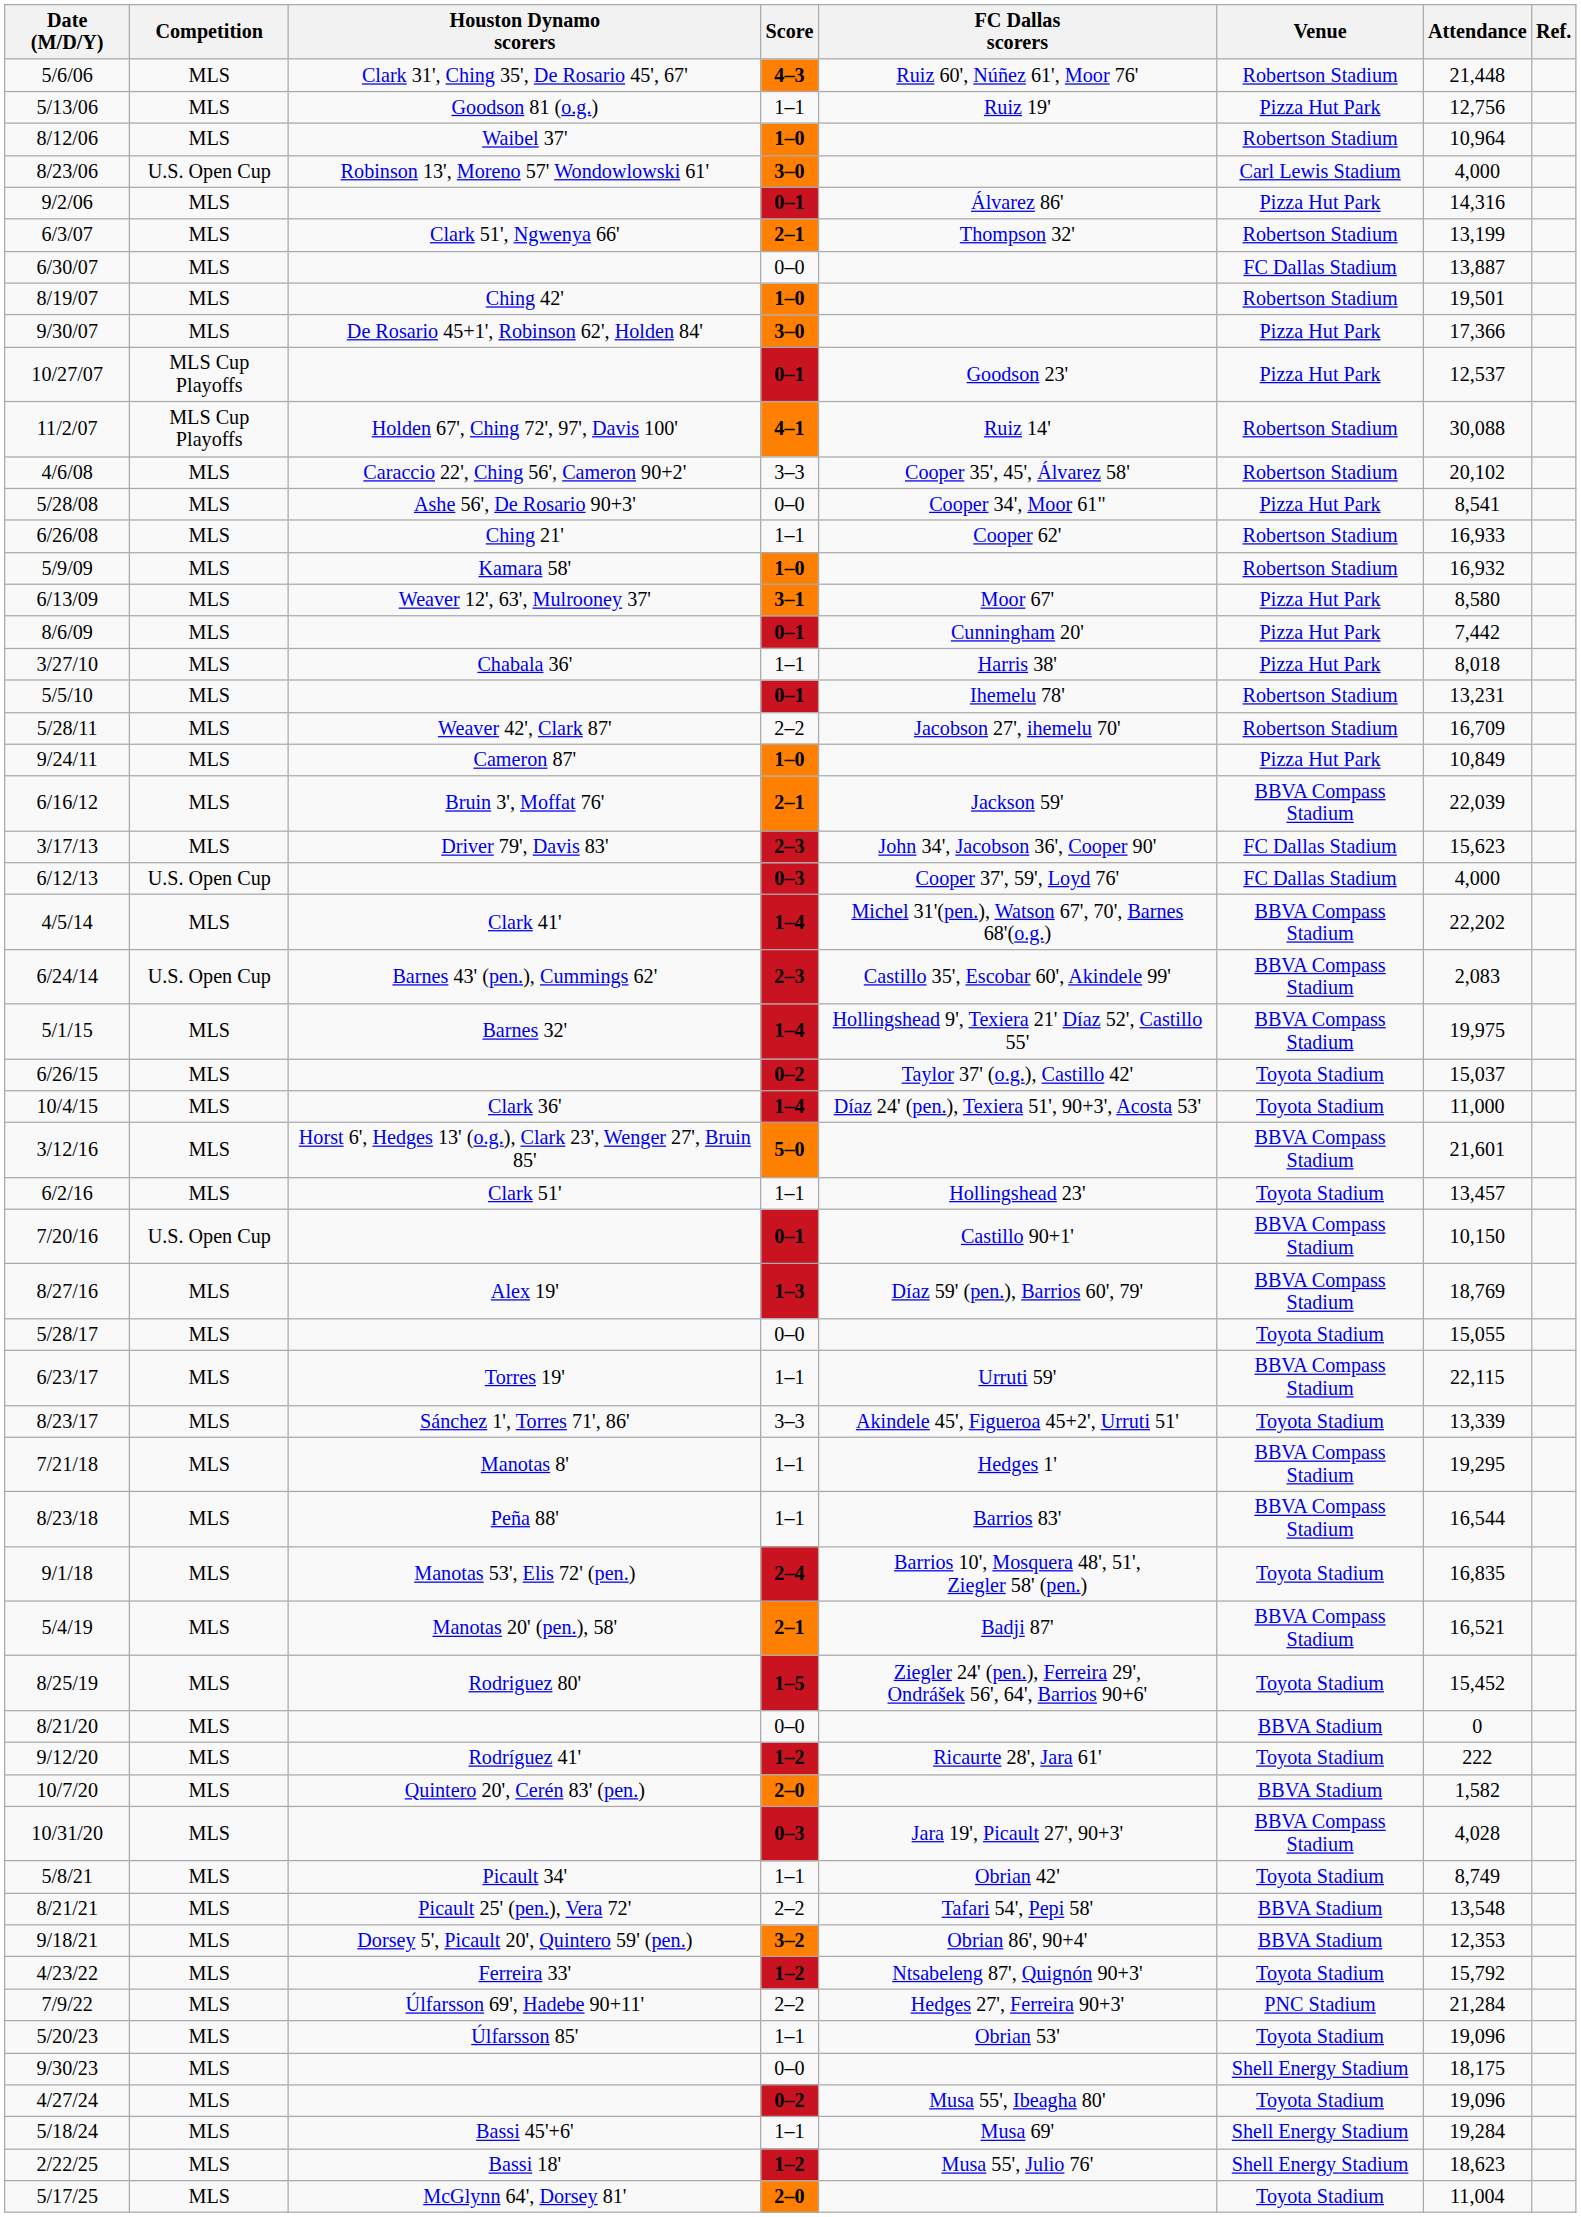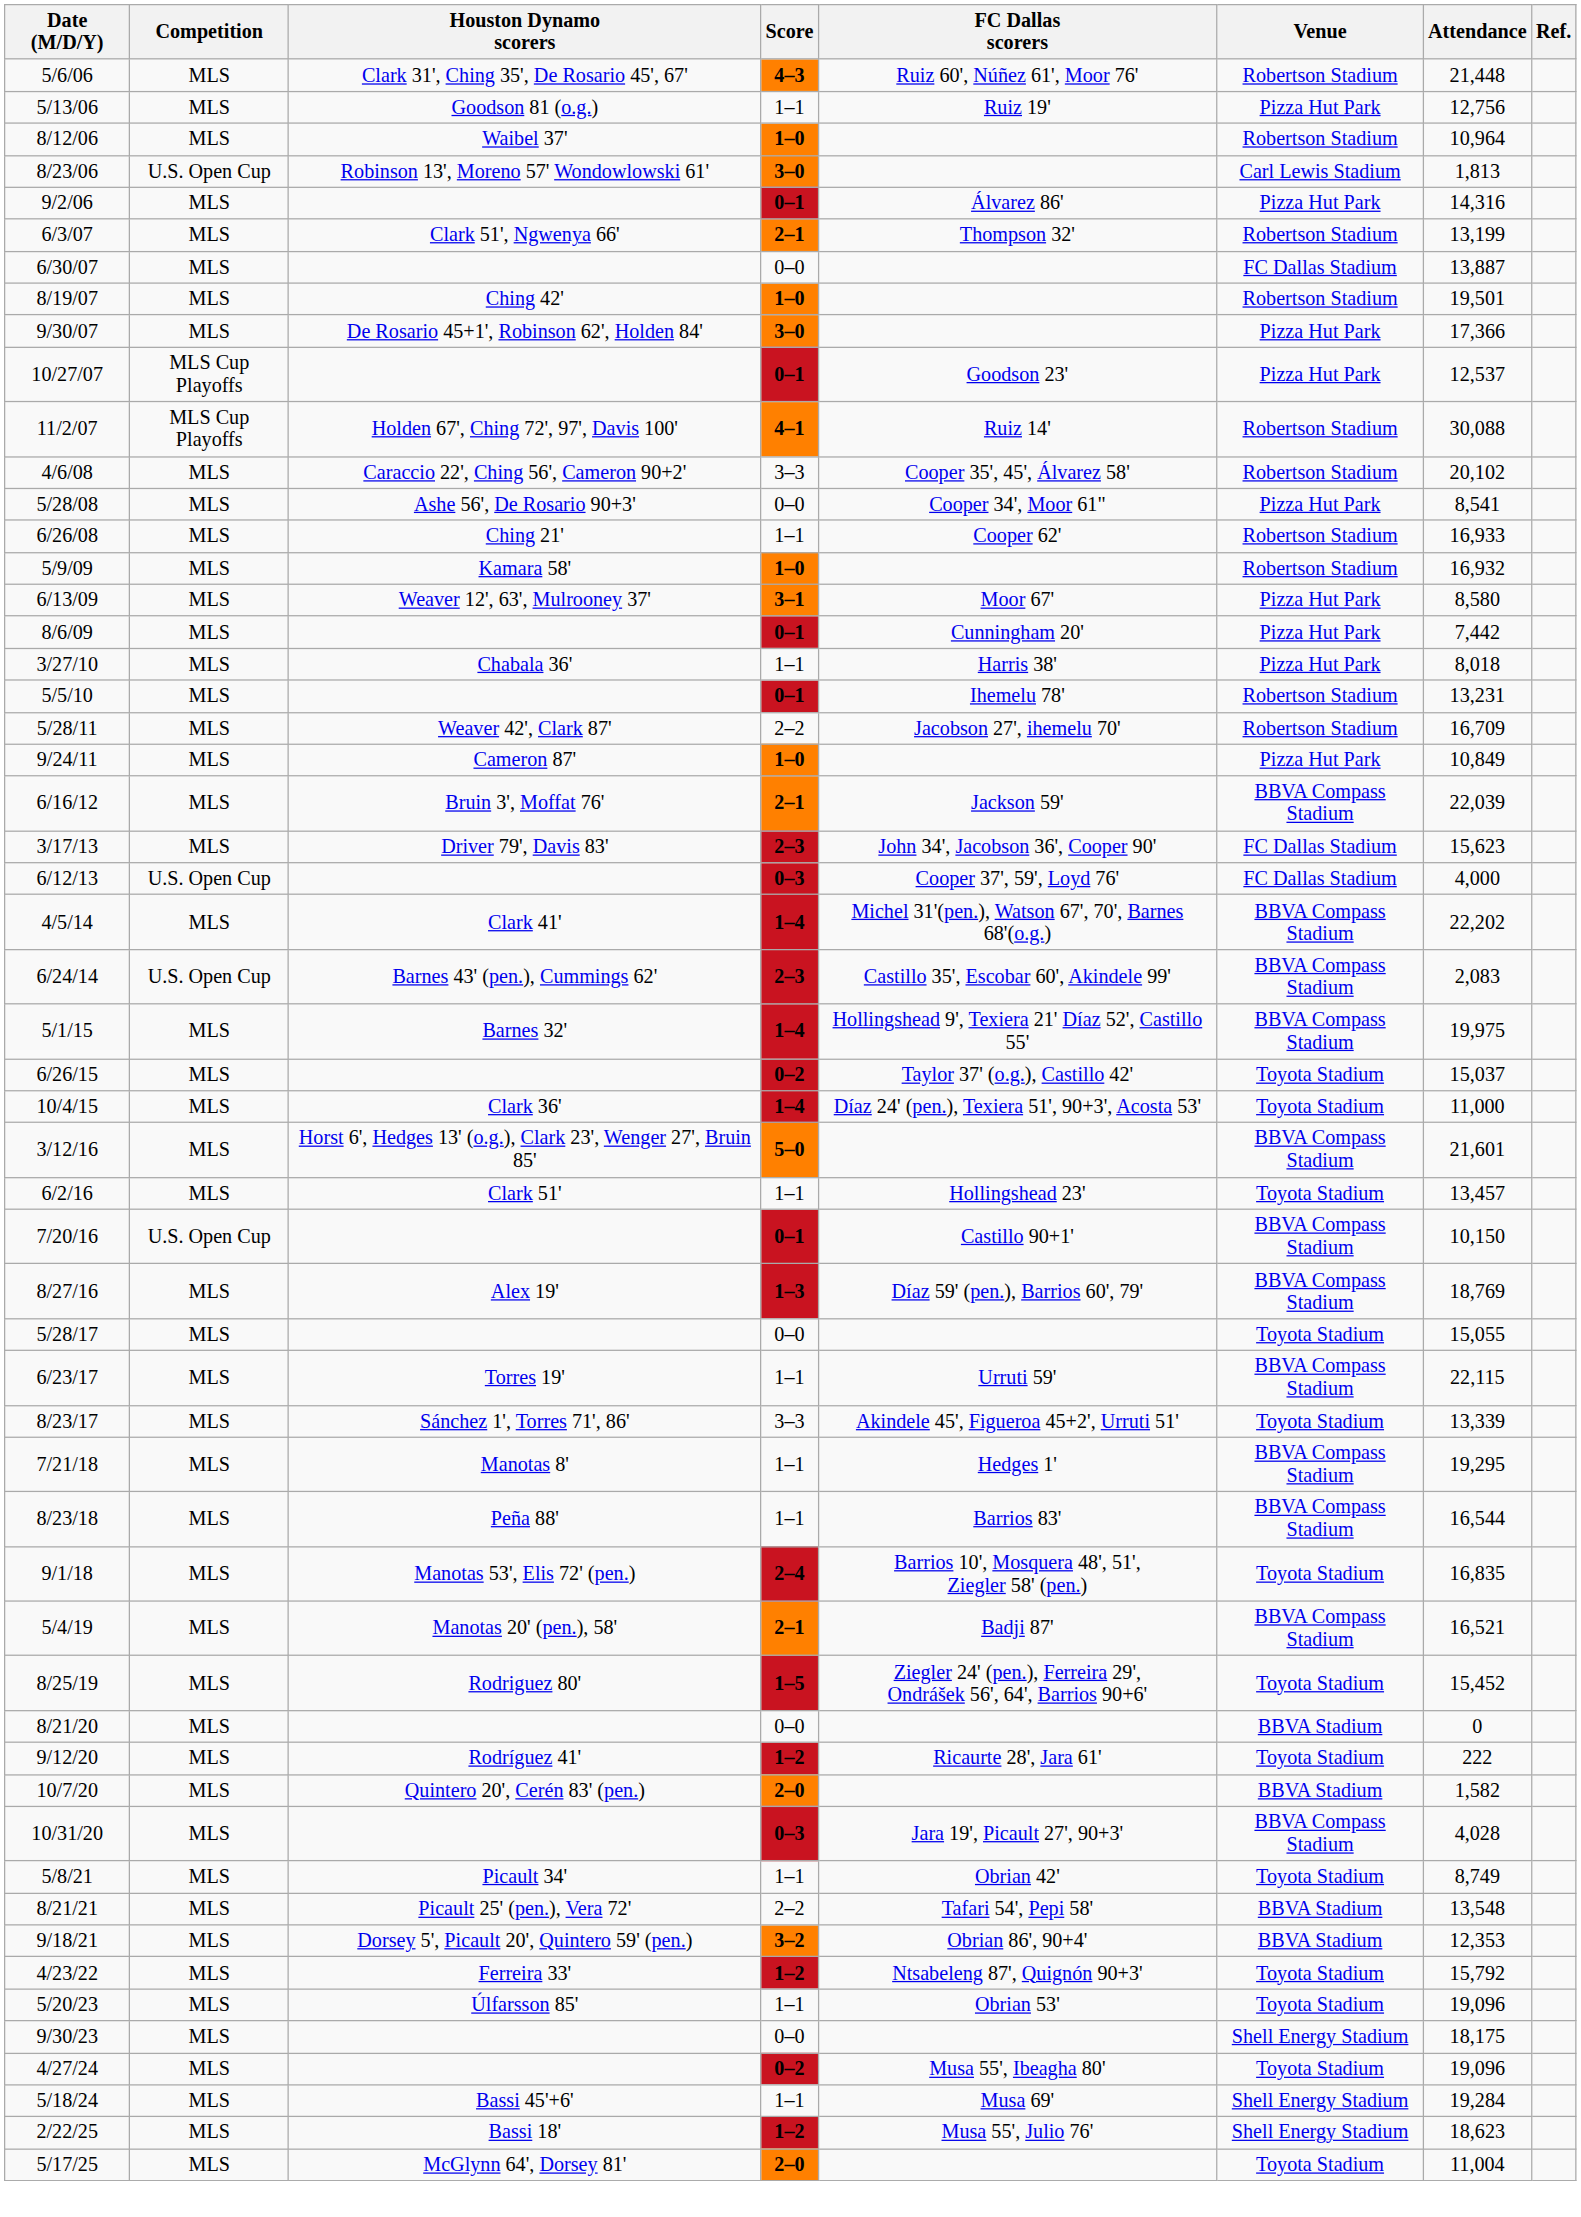(1477, 171) 4,000 -> (1477, 171) 1,813
- row: (67, 2004)
